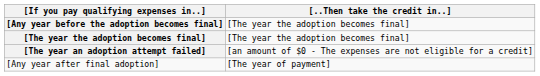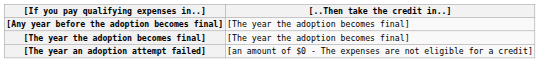- row: (83, 64)
